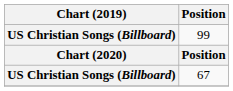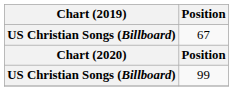rows swapped: (204, 34) <-> (204, 75)
